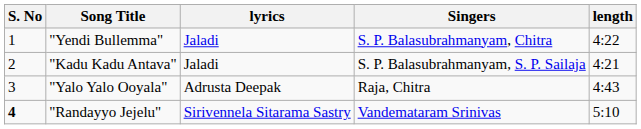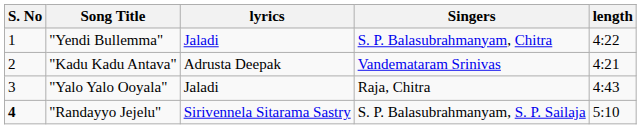(201, 64) Jaladi -> (232, 64) Adrusta Deepak
(472, 64) S. P. Balasubrahmanyam, S. P. Sailaja -> (429, 64) Vandemataram Srinivas
(232, 87) Adrusta Deepak -> (201, 87) Jaladi
(429, 111) Vandemataram Srinivas -> (472, 111) S. P. Balasubrahmanyam, S. P. Sailaja
